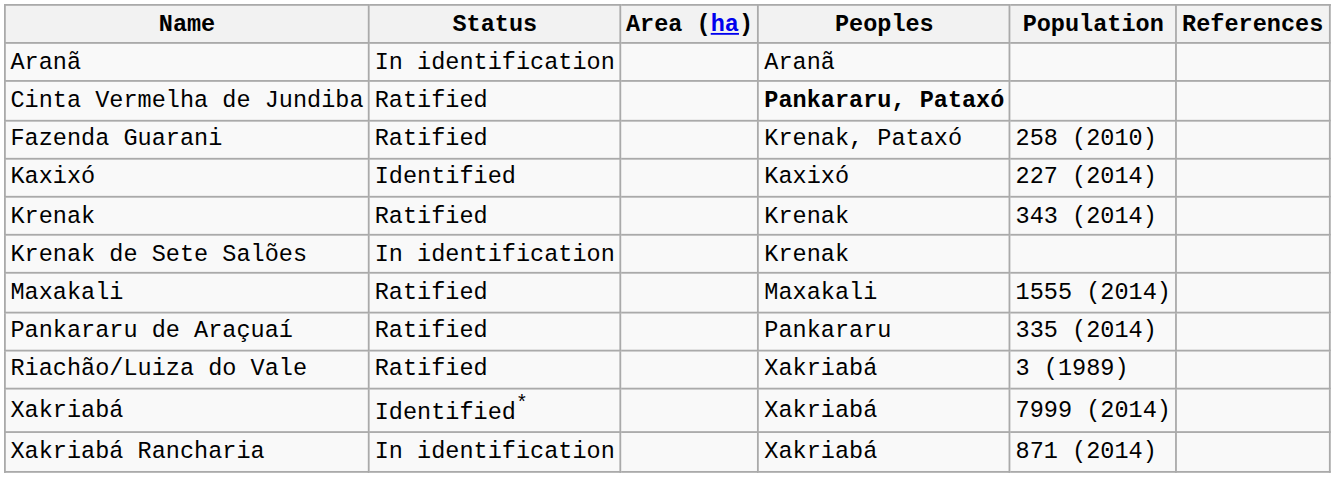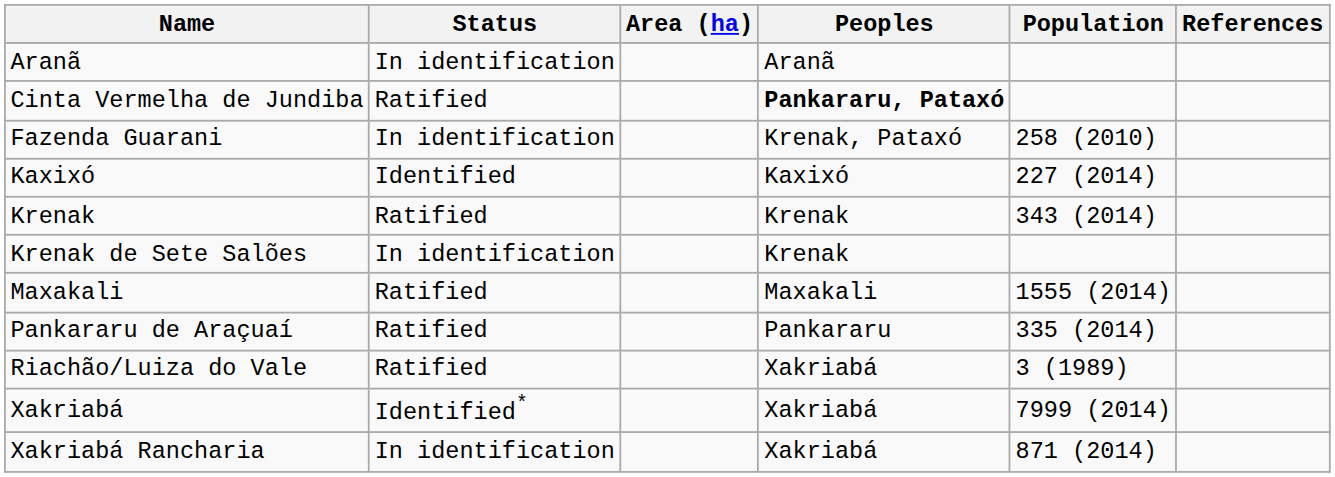(431, 139) Ratified -> (495, 139) In identification
